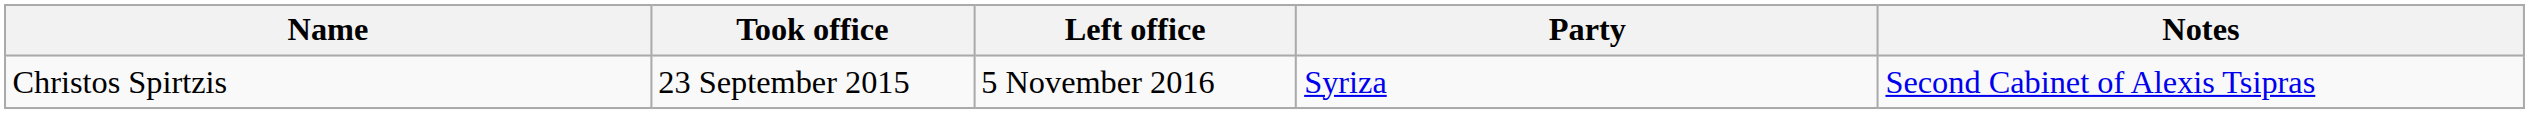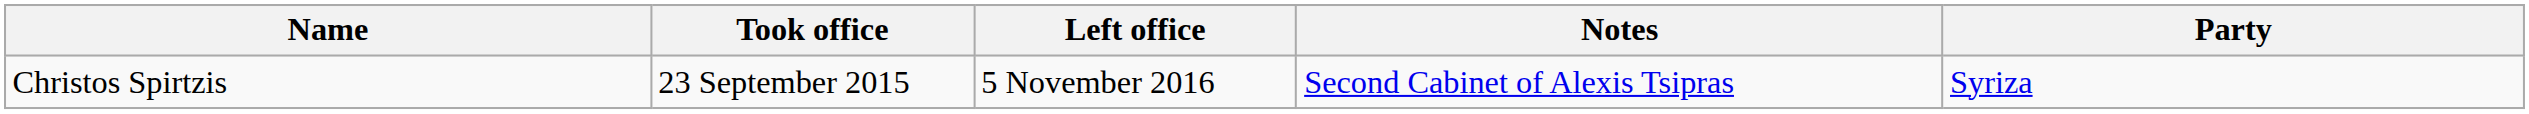columns swapped: (1587, 30) <-> (2201, 30)
